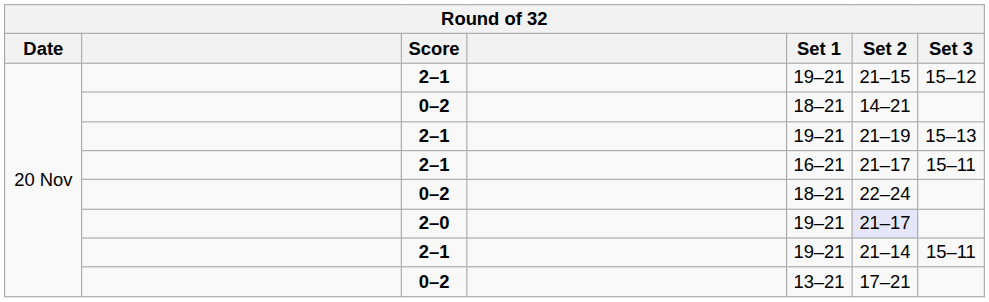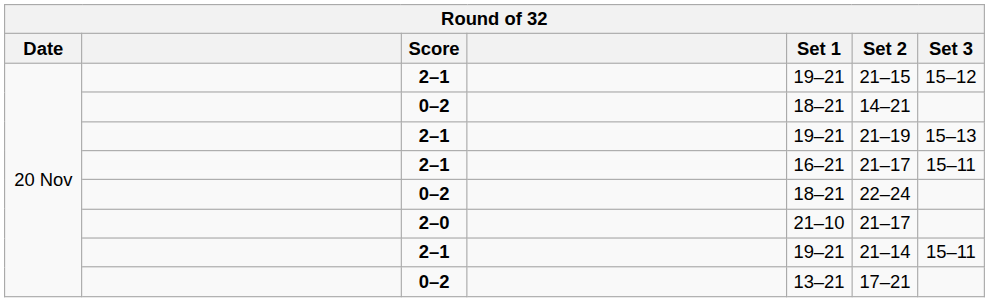(819, 223) 19–21 -> (819, 223) 21–10
(885, 223) lavender background -> (885, 223) no background
